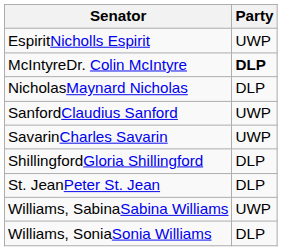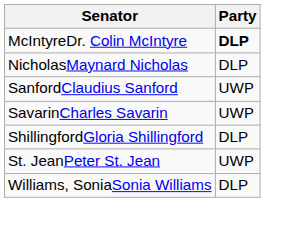- row: (79, 40)
(250, 185) DLP -> (236, 161) UWP
- row: (118, 209)
